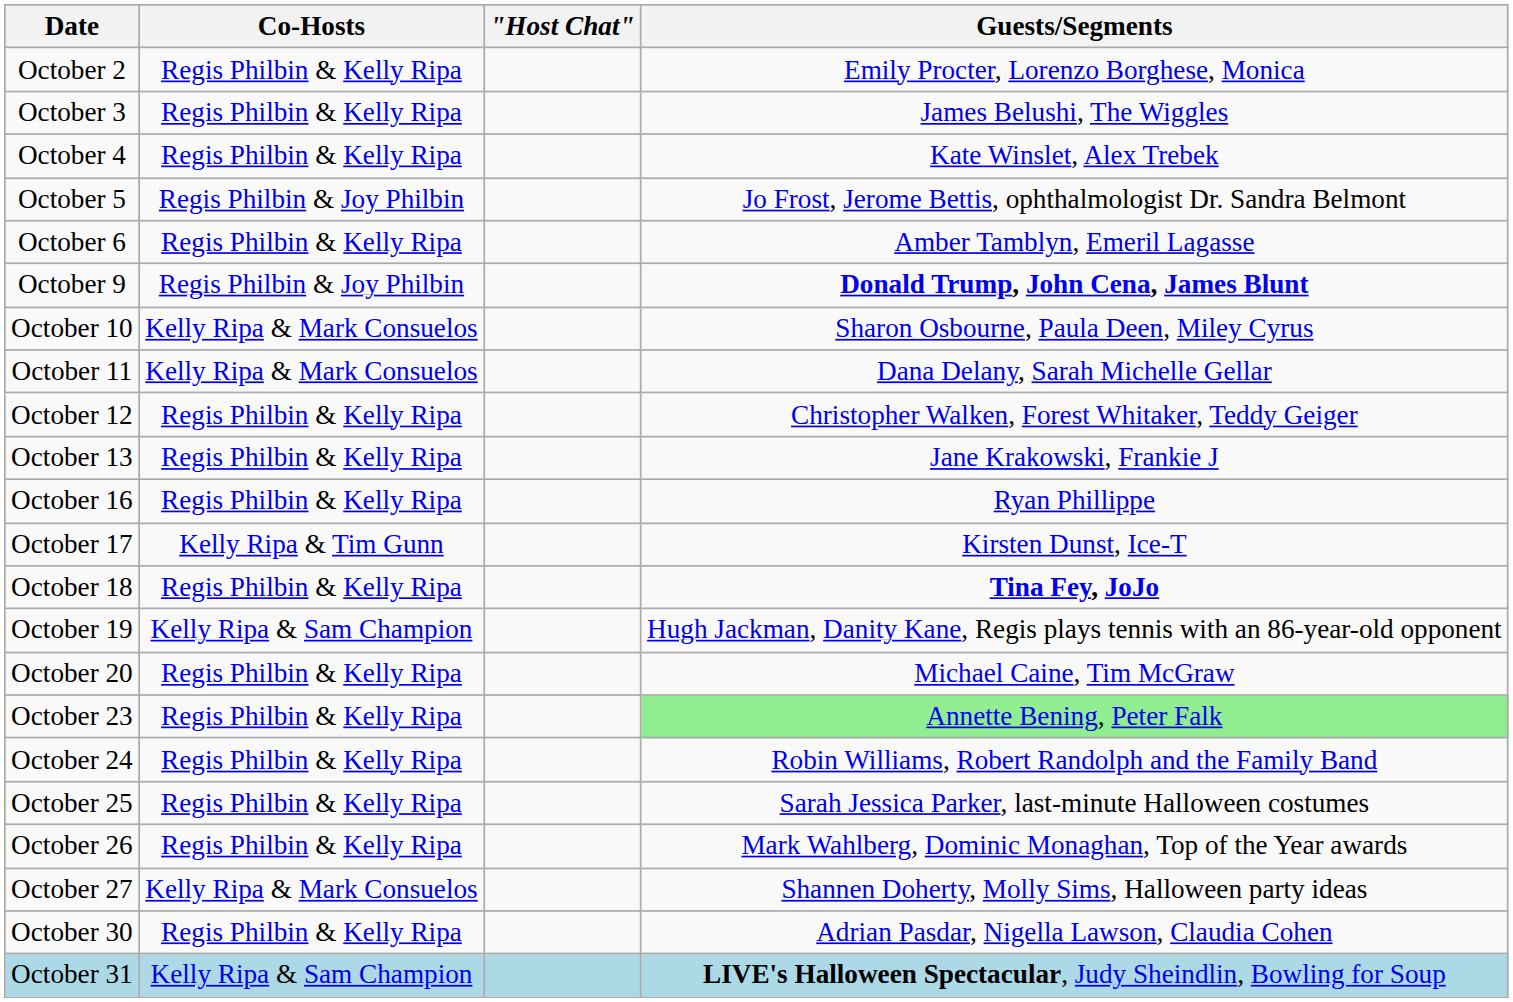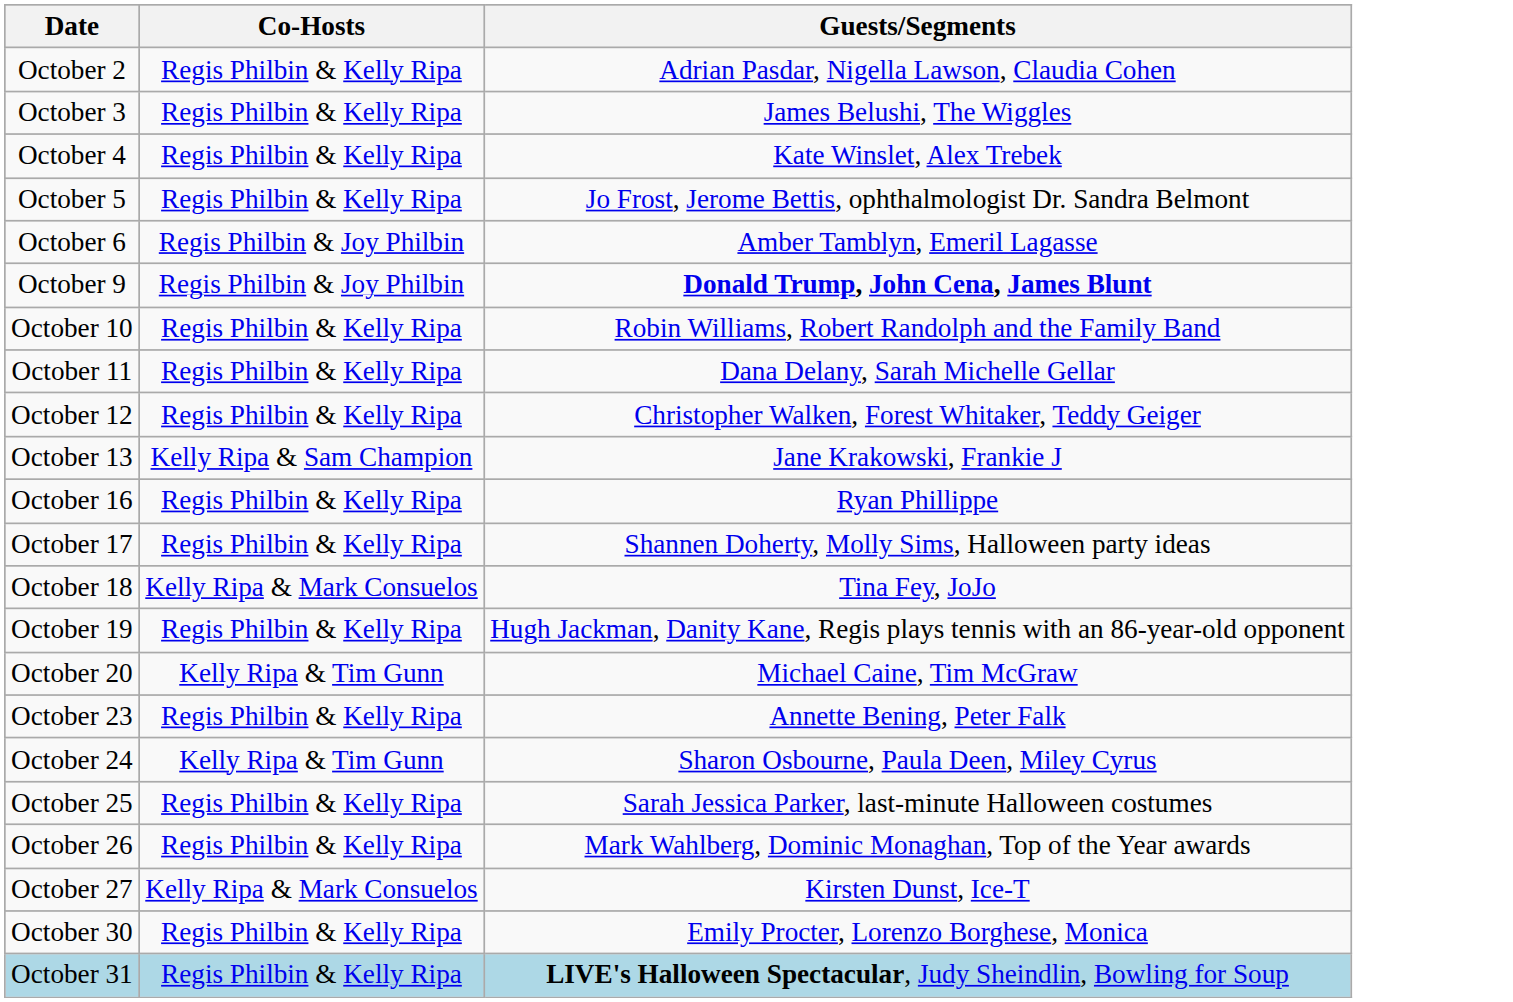- column: (562, 26)
(1074, 69) Emily Procter, Lorenzo Borghese, Monica -> (918, 69) Adrian Pasdar, Nigella Lawson, Claudia Cohen
(311, 198) Regis Philbin & Joy Philbin -> (311, 198) Regis Philbin & Kelly Ripa
(311, 241) Regis Philbin & Kelly Ripa -> (311, 241) Regis Philbin & Joy Philbin
(311, 328) Kelly Ripa & Mark Consuelos -> (311, 328) Regis Philbin & Kelly Ripa
(1074, 328) Sharon Osbourne, Paula Deen, Miley Cyrus -> (918, 328) Robin Williams, Robert Randolph and the Family Band
(311, 371) Kelly Ripa & Mark Consuelos -> (311, 371) Regis Philbin & Kelly Ripa
(311, 457) Regis Philbin & Kelly Ripa -> (311, 457) Kelly Ripa & Sam Champion
(311, 543) Kelly Ripa & Tim Gunn -> (311, 543) Regis Philbin & Kelly Ripa
(1074, 543) Kirsten Dunst, Ice-T -> (917, 543) Shannen Doherty, Molly Sims, Halloween party ideas
(311, 586) Regis Philbin & Kelly Ripa -> (311, 586) Kelly Ripa & Mark Consuelos
(1074, 586) bold -> (917, 586) normal
(311, 629) Kelly Ripa & Sam Champion -> (311, 629) Regis Philbin & Kelly Ripa
(311, 673) Regis Philbin & Kelly Ripa -> (311, 673) Kelly Ripa & Tim Gunn
(1074, 716) lightgreen background -> (917, 716) no background
(311, 759) Regis Philbin & Kelly Ripa -> (311, 759) Kelly Ripa & Tim Gunn
(1074, 759) Robin Williams, Robert Randolph and the Family Band -> (918, 759) Sharon Osbourne, Paula Deen, Miley Cyrus
(1074, 888) Shannen Doherty, Molly Sims, Halloween party ideas -> (918, 888) Kirsten Dunst, Ice-T
(1074, 931) Adrian Pasdar, Nigella Lawson, Claudia Cohen -> (918, 931) Emily Procter, Lorenzo Borghese, Monica
(311, 975) Kelly Ripa & Sam Champion -> (311, 975) Regis Philbin & Kelly Ripa
